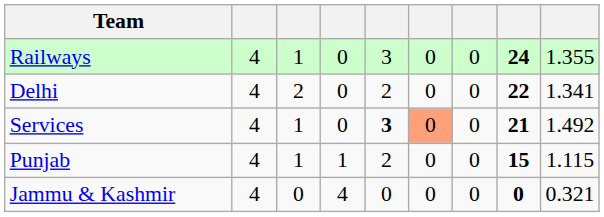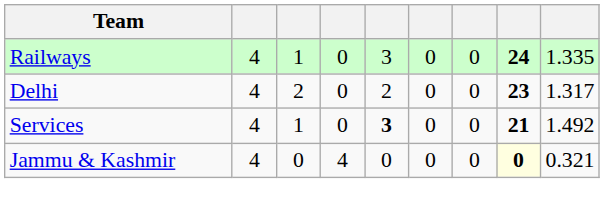(570, 56) 1.355 -> (570, 56) 1.335
(519, 90) 22 -> (519, 90) 23
(570, 90) 1.341 -> (570, 90) 1.317
(430, 125) lightsalmon background -> (430, 125) no background
- row: (40, 159)
(519, 194) no background -> (519, 159) lightyellow background
